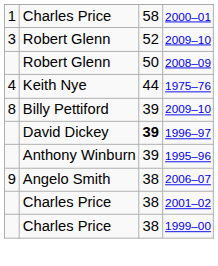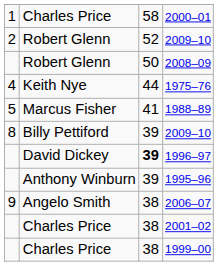(12, 39) 3 -> (12, 39) 2
+ row: (69, 109)
